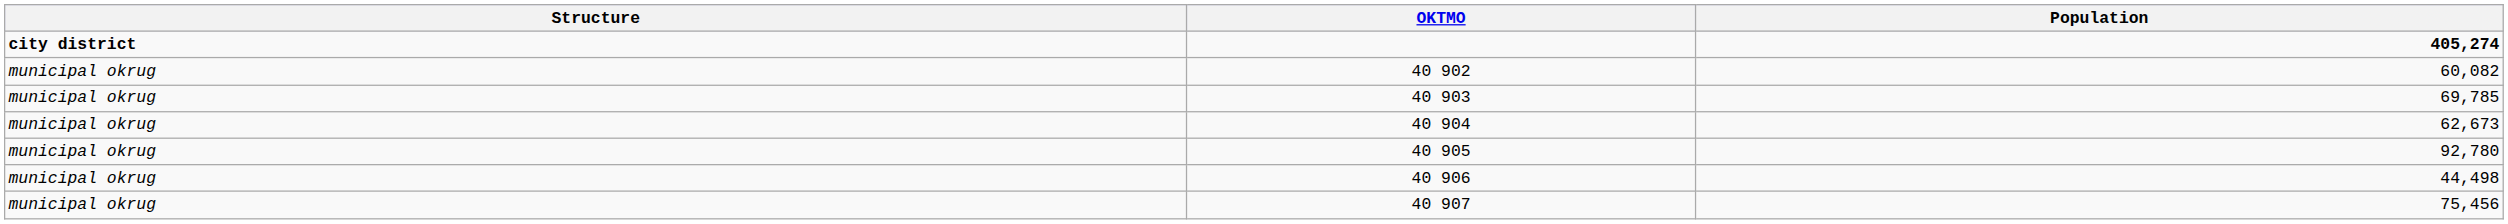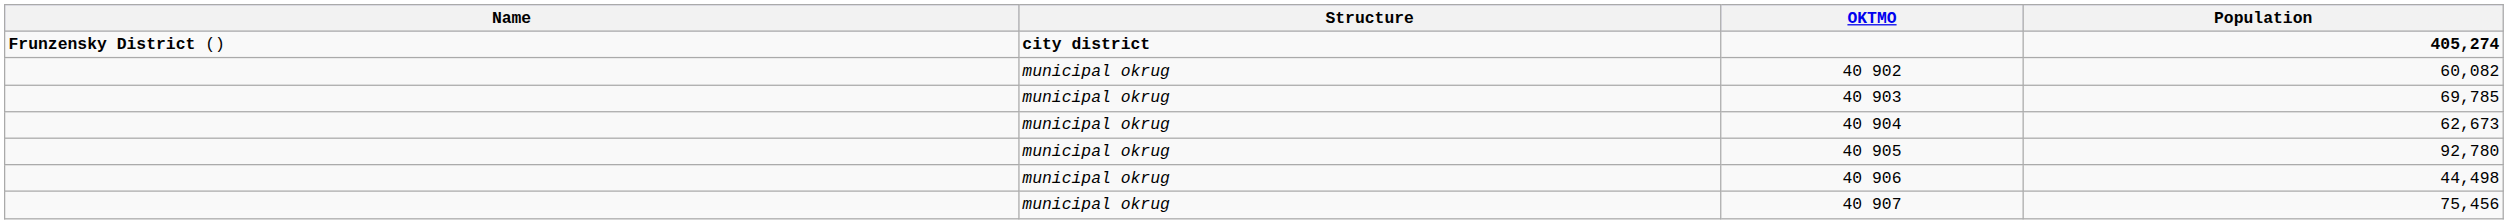+ column: (512, 18)
